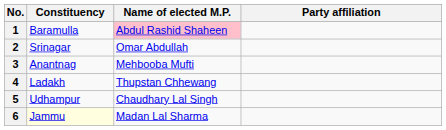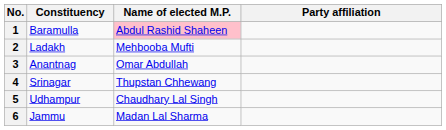(50, 47) Srinagar -> (47, 47) Ladakh
(152, 47) Omar Abdullah -> (155, 47) Mehbooba Mufti
(155, 64) Mehbooba Mufti -> (152, 64) Omar Abdullah
(47, 82) Ladakh -> (50, 82) Srinagar
(47, 116) lightyellow background -> (47, 116) no background
